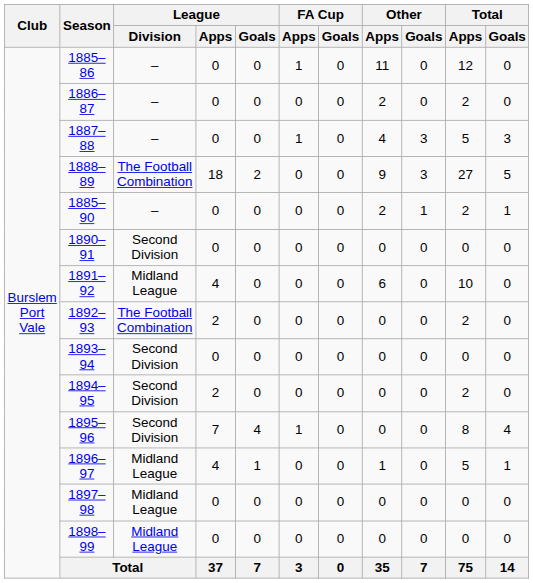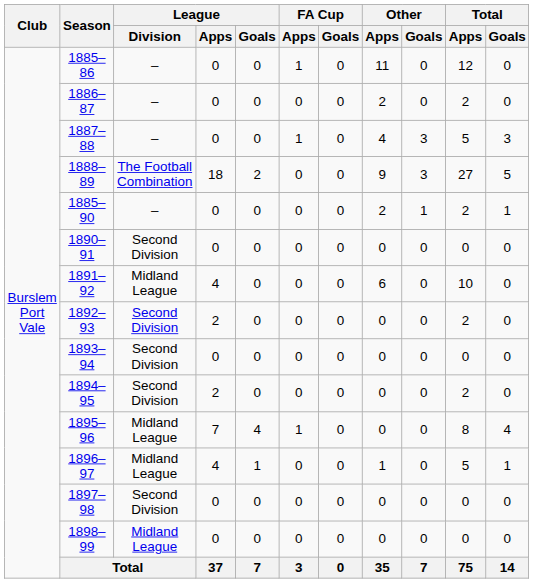(155, 320) The Football Combination -> (155, 320) Second Division
(155, 429) Second Division -> (155, 429) Midland League
(155, 502) Midland League -> (155, 502) Second Division
